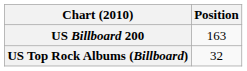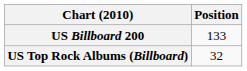(216, 35) 163 -> (216, 35) 133
